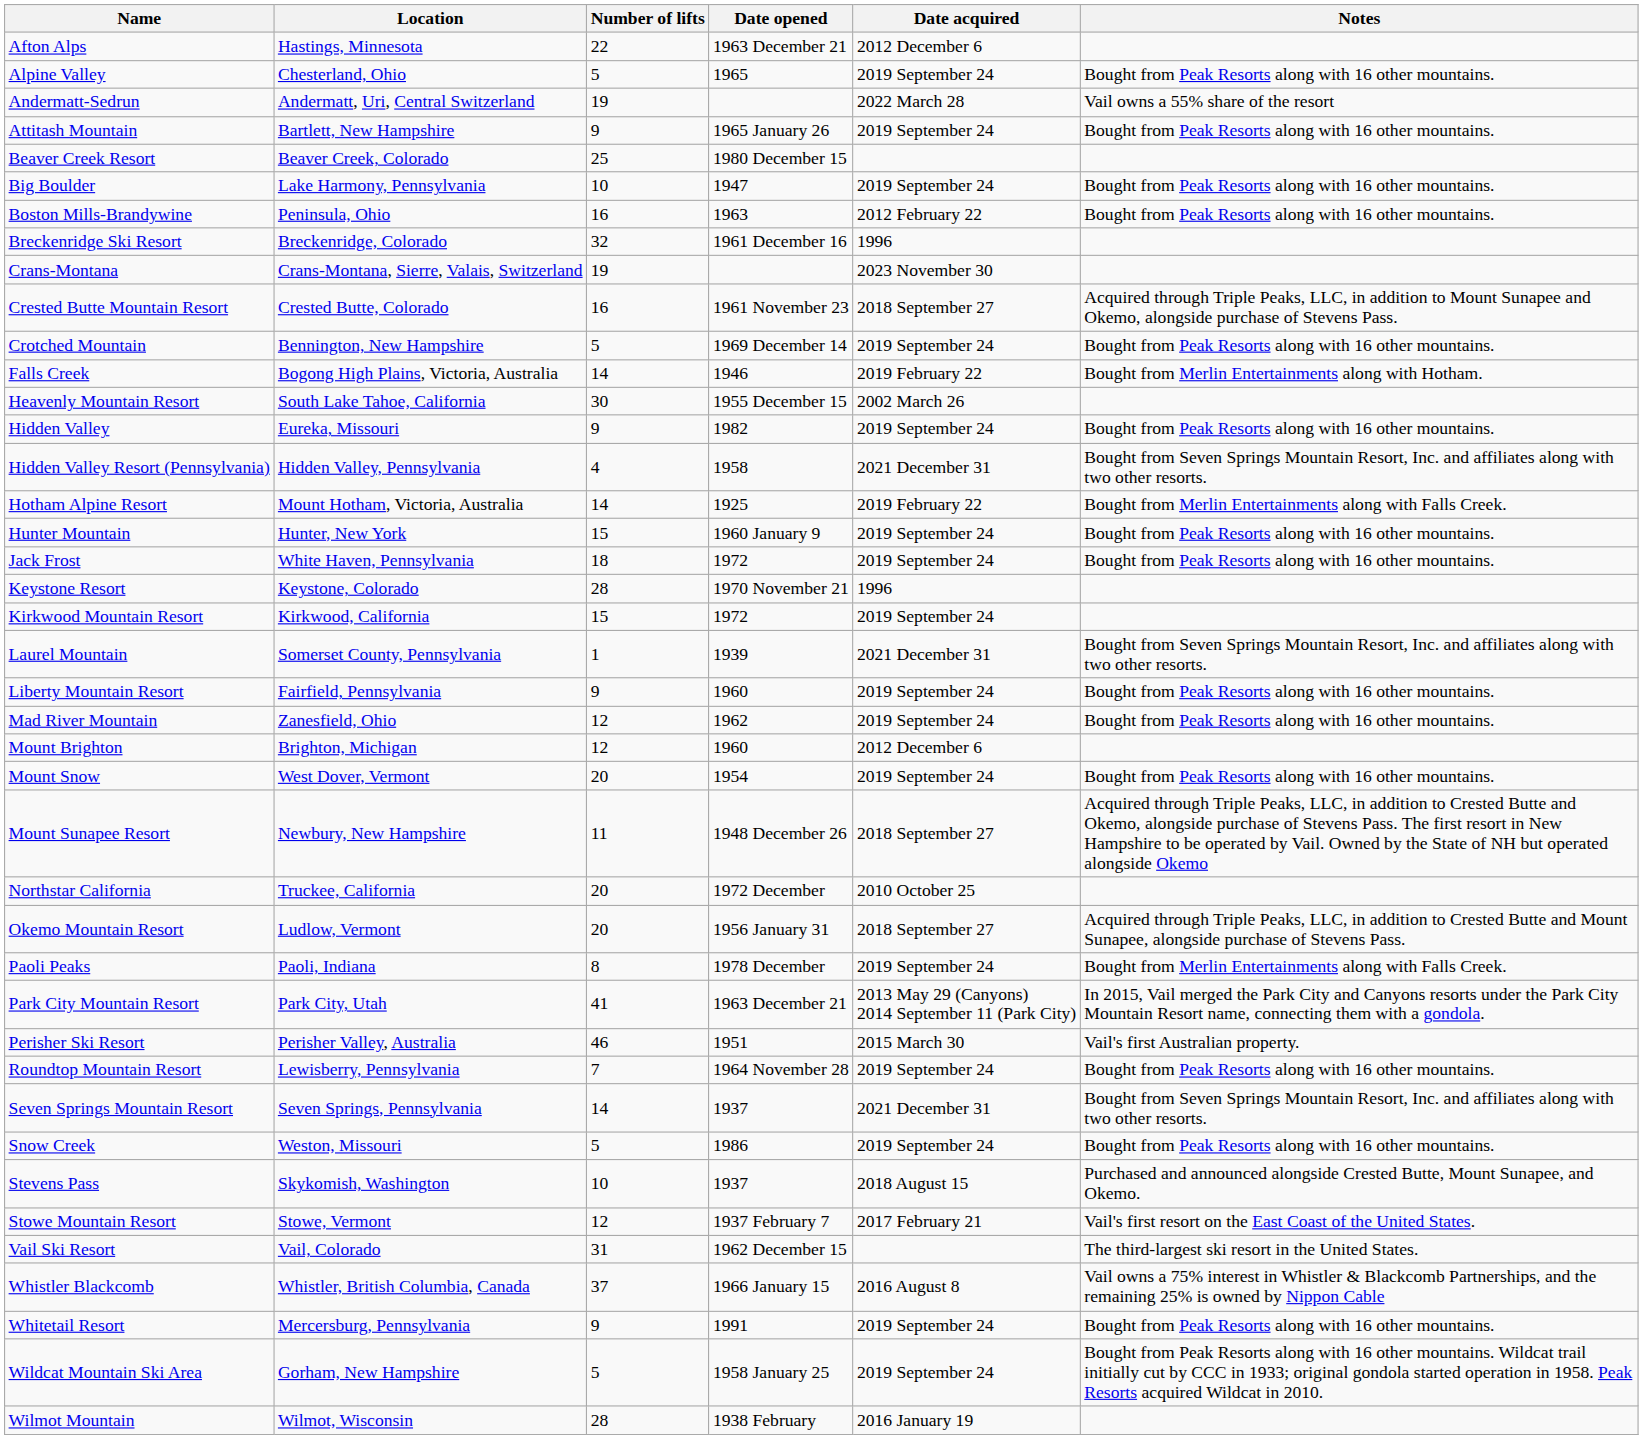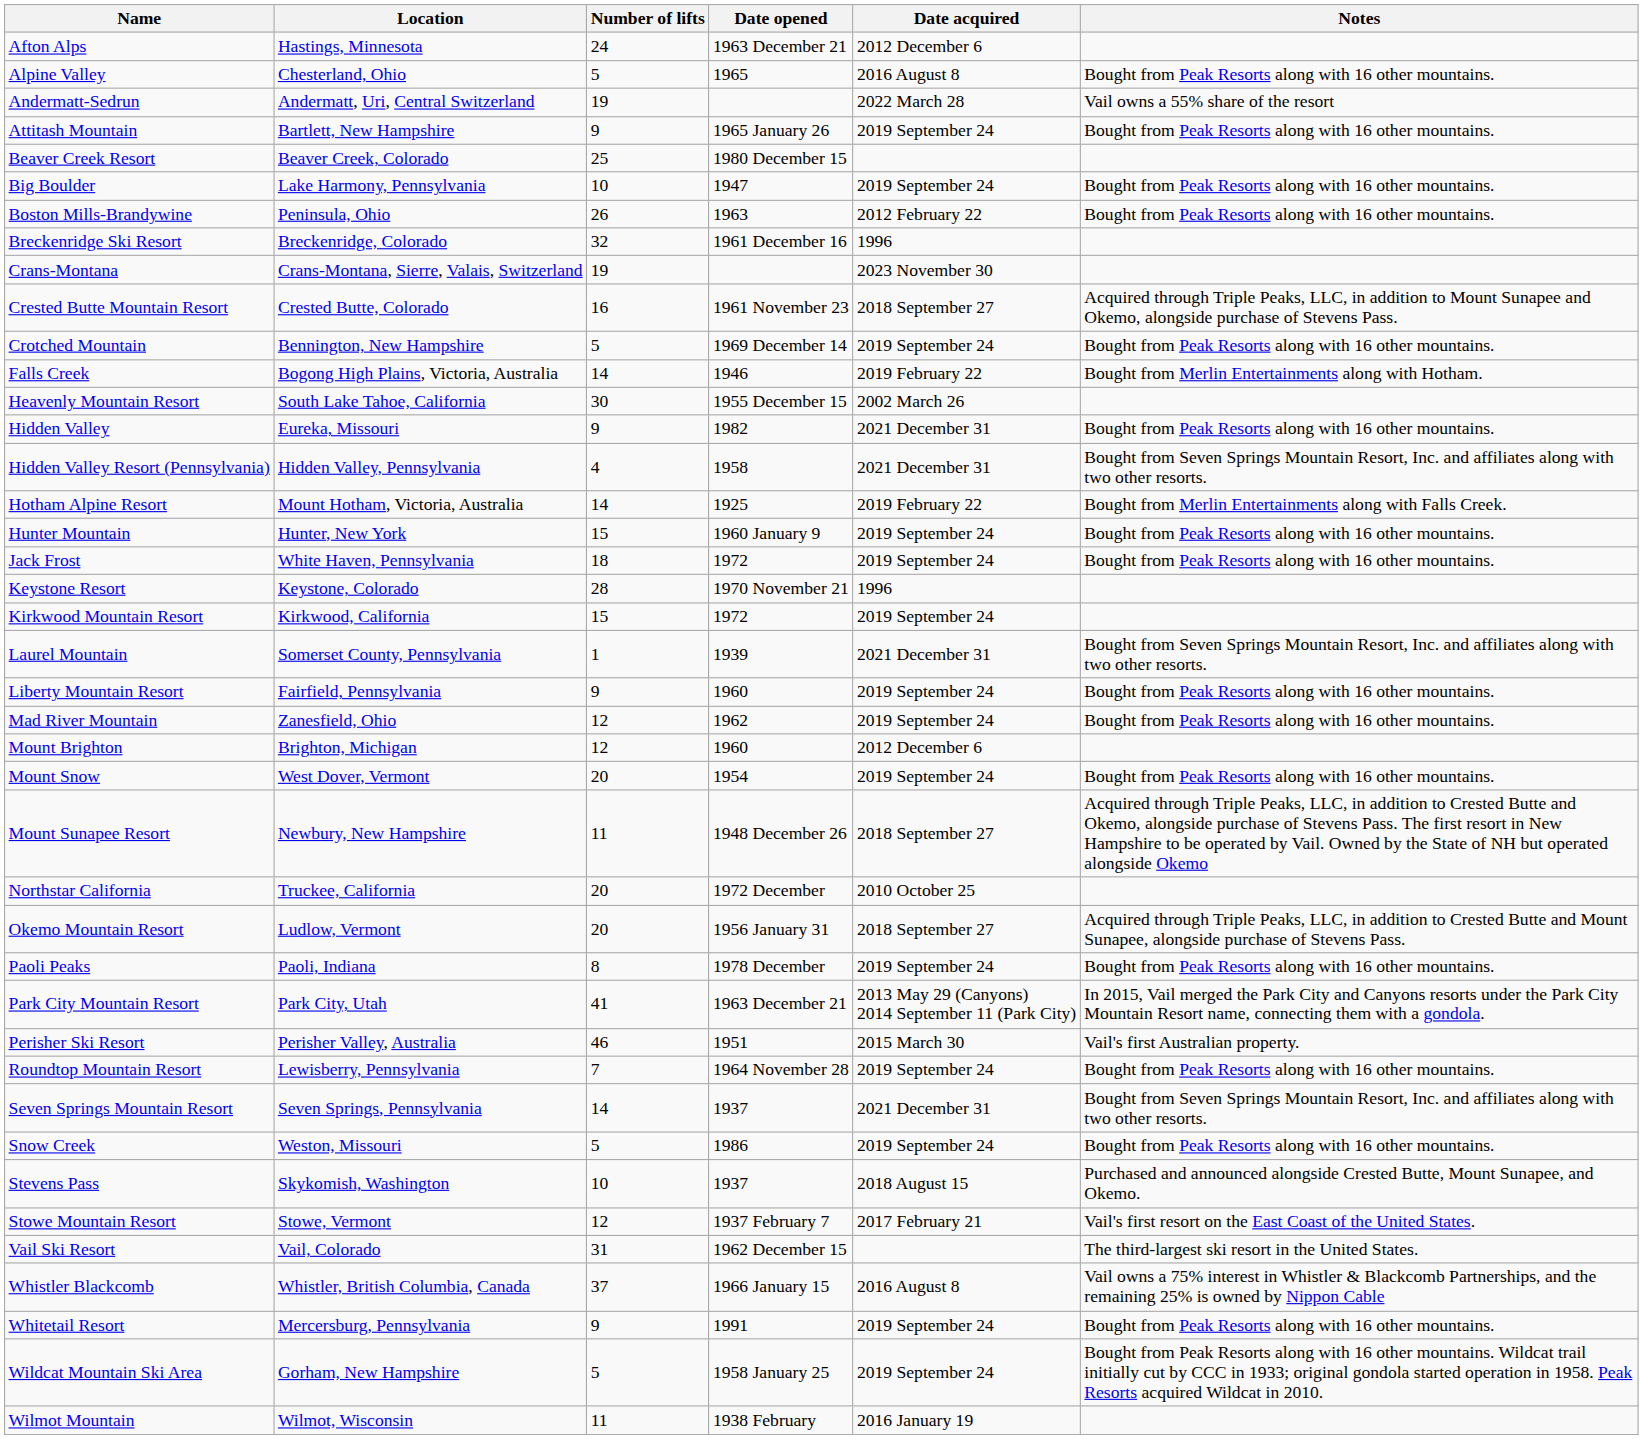(599, 46) 22 -> (599, 46) 24
(925, 74) 2019 September 24 -> (908, 74) 2016 August 8
(599, 213) 16 -> (599, 213) 26
(925, 429) 2019 September 24 -> (924, 429) 2021 December 31
(1295, 966) Bought from Merlin Entertainments along with Falls Creek. -> (1289, 966) Bought from Peak Resorts along with 16 other mountains.
(599, 1420) 28 -> (599, 1420) 11
